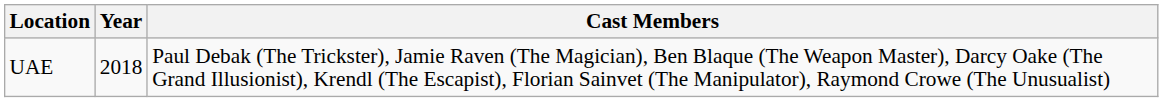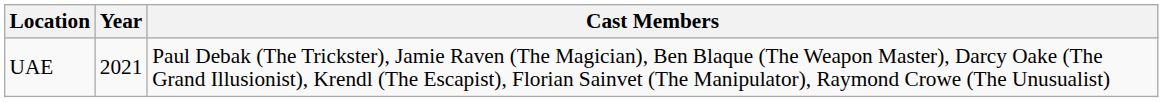(121, 67) 2018 -> (121, 67) 2021
